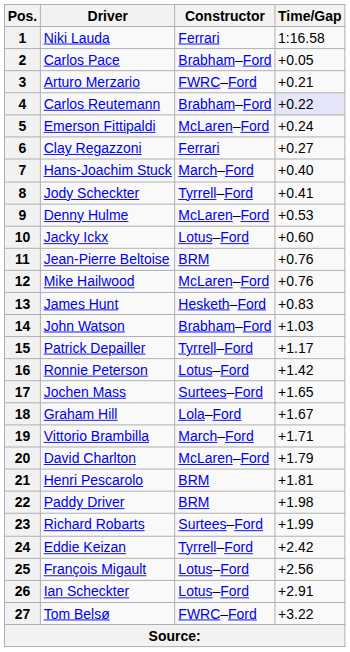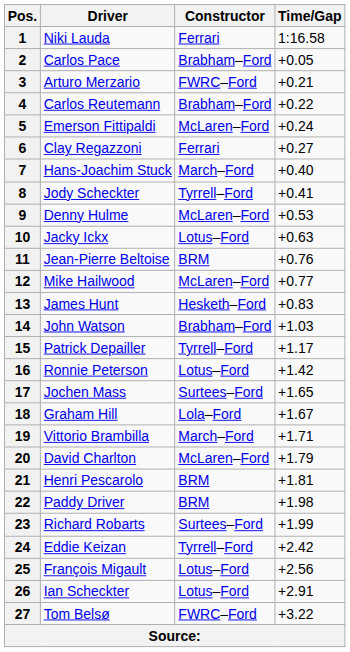(296, 104) lavender background -> (296, 104) no background
(296, 237) +0.60 -> (296, 237) +0.63
(296, 281) +0.76 -> (296, 281) +0.77
